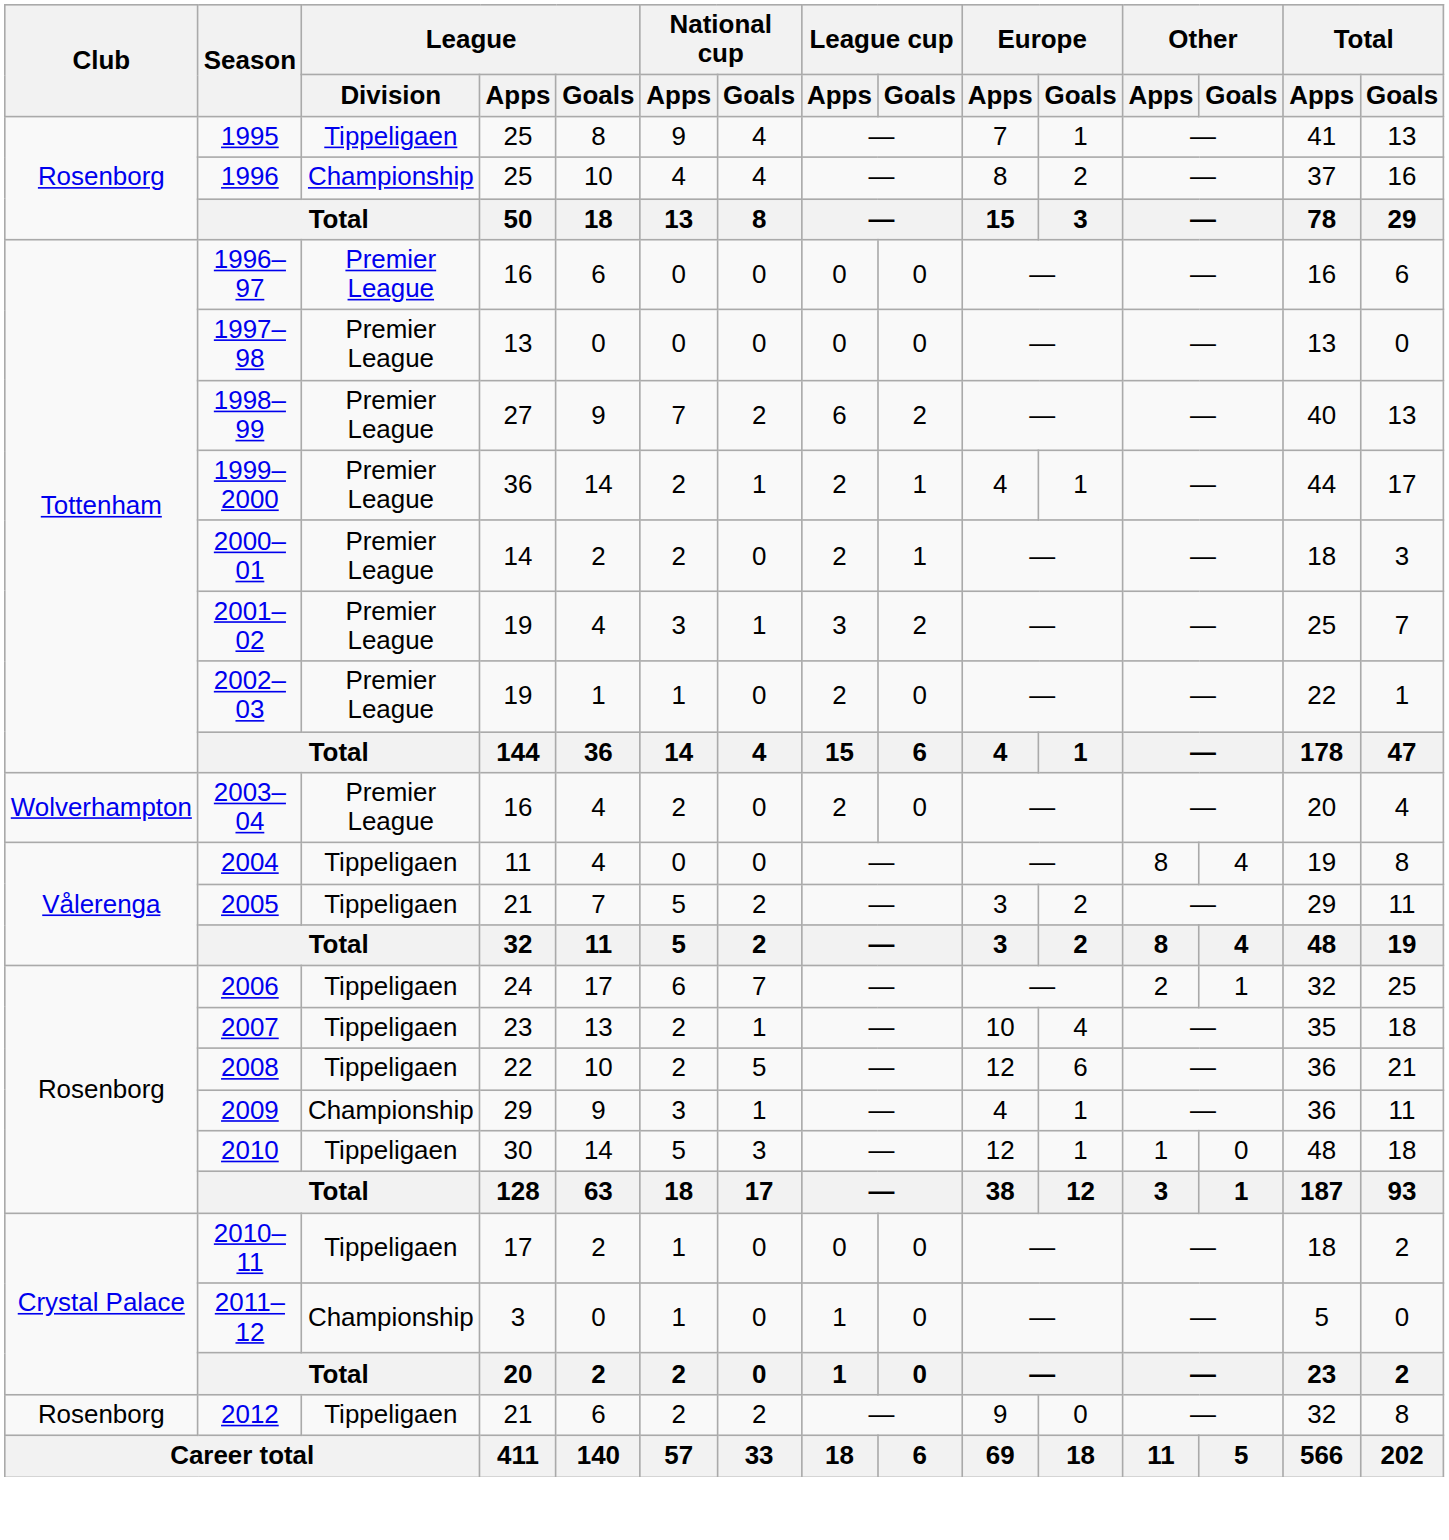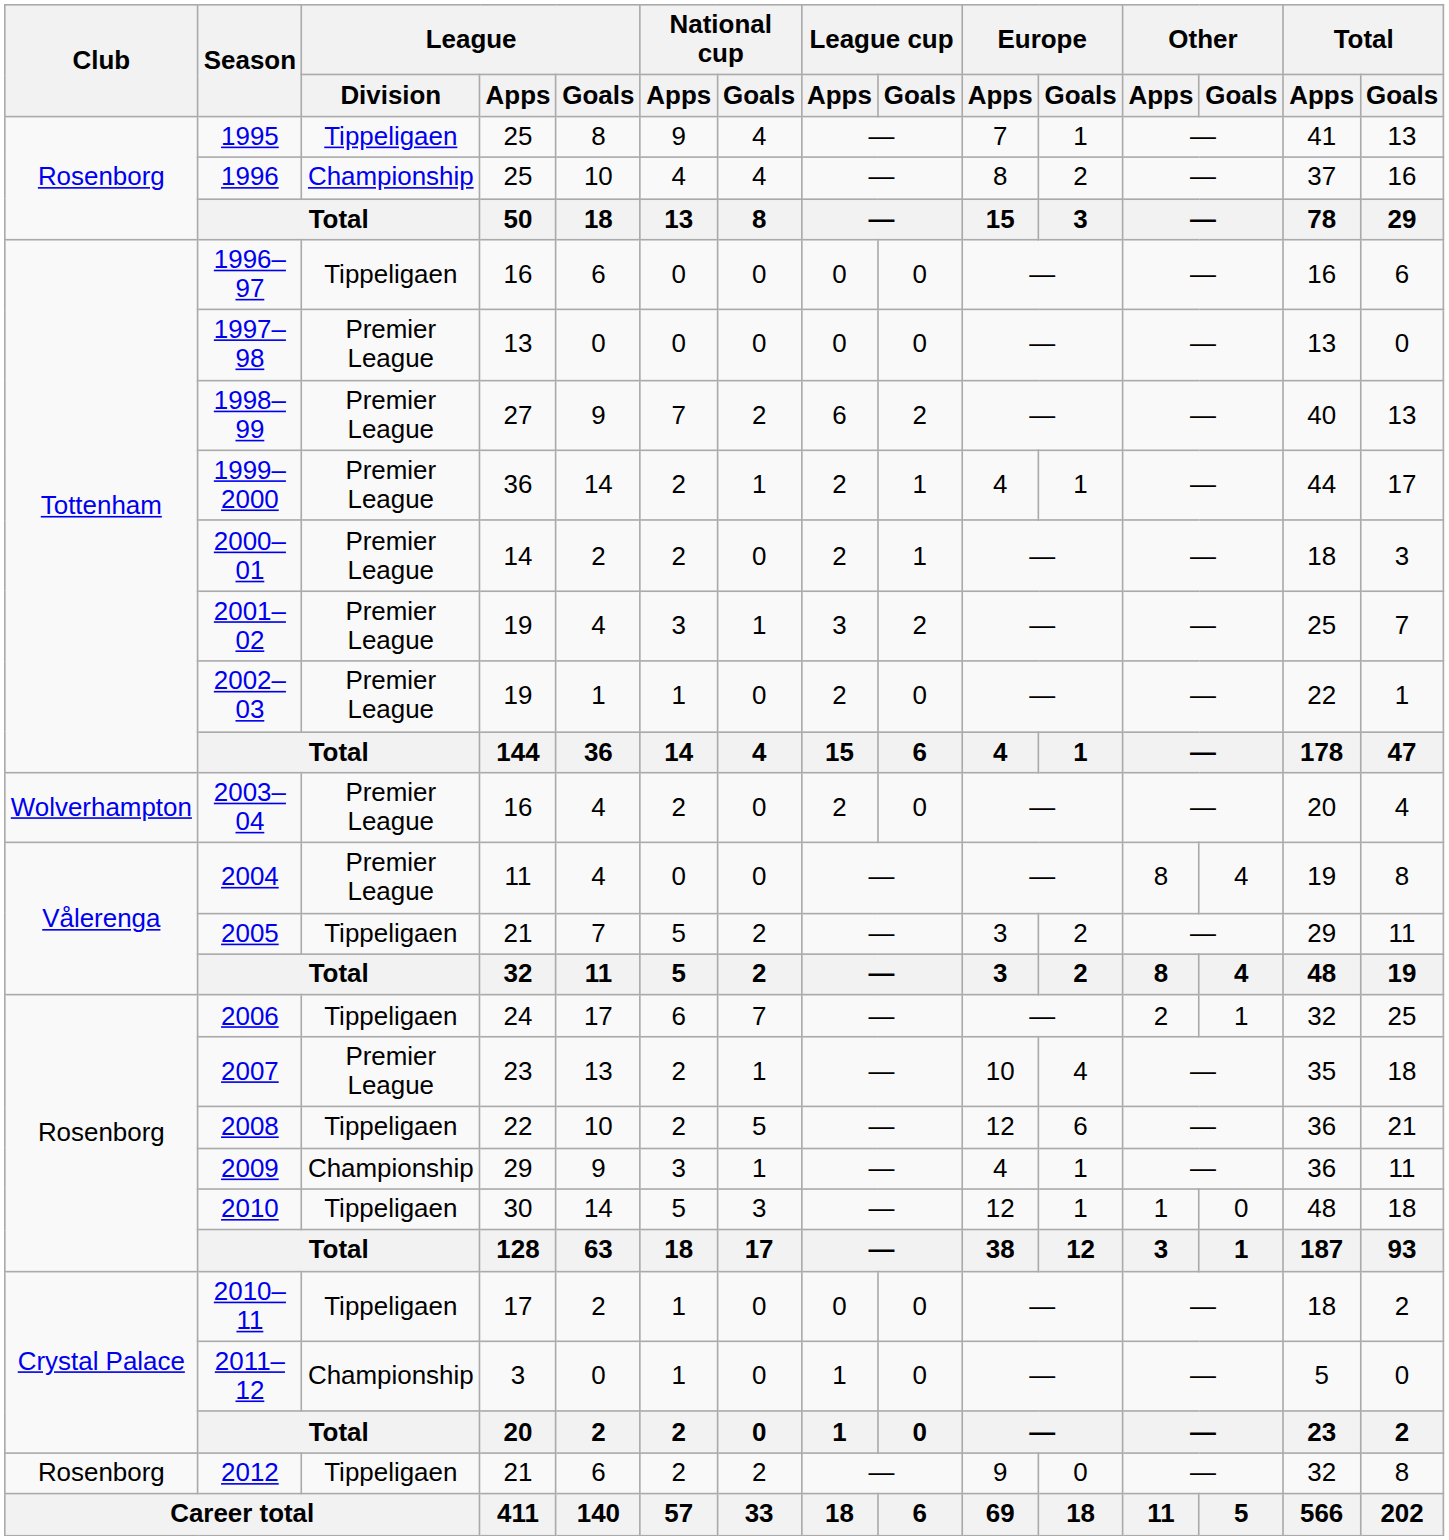(391, 274) Premier League -> (391, 274) Tippeligaen
(391, 862) Tippeligaen -> (391, 877) Premier League
(391, 1027) Tippeligaen -> (391, 1071) Premier League
